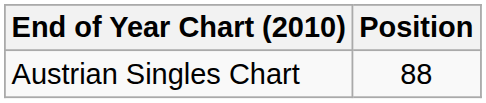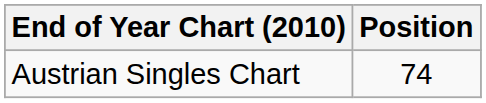(416, 73) 88 -> (416, 73) 74
